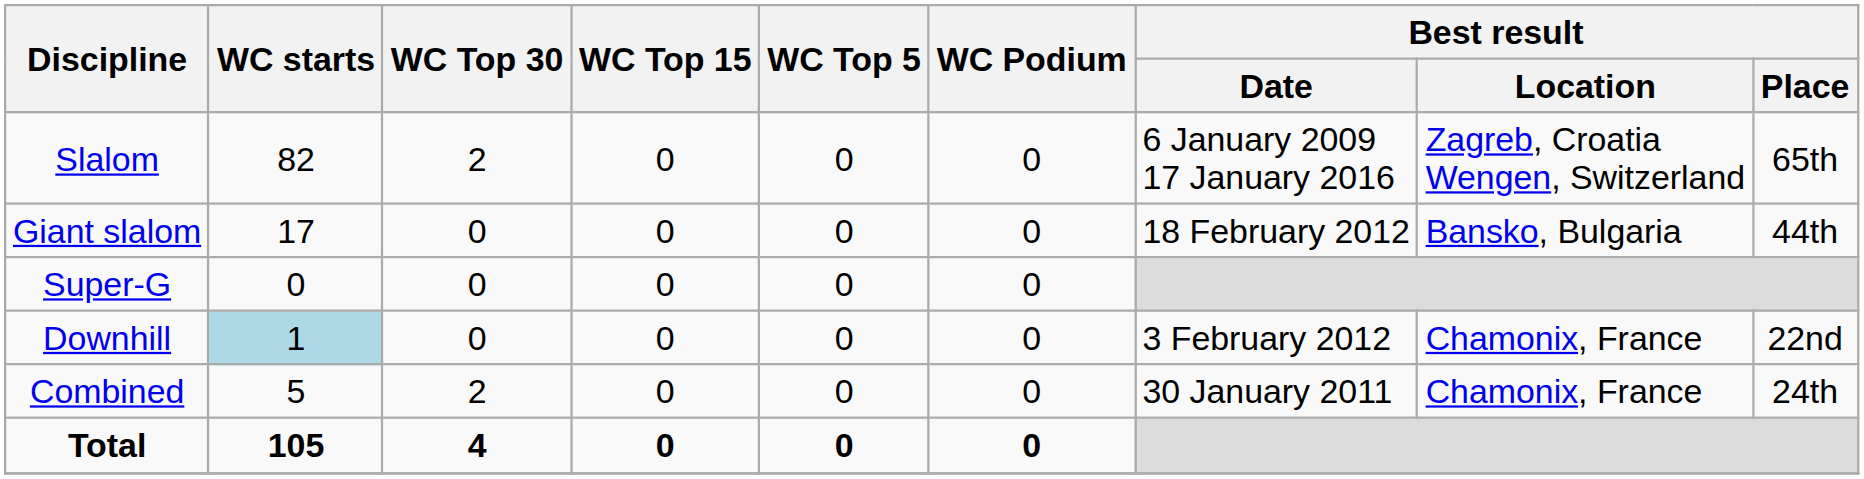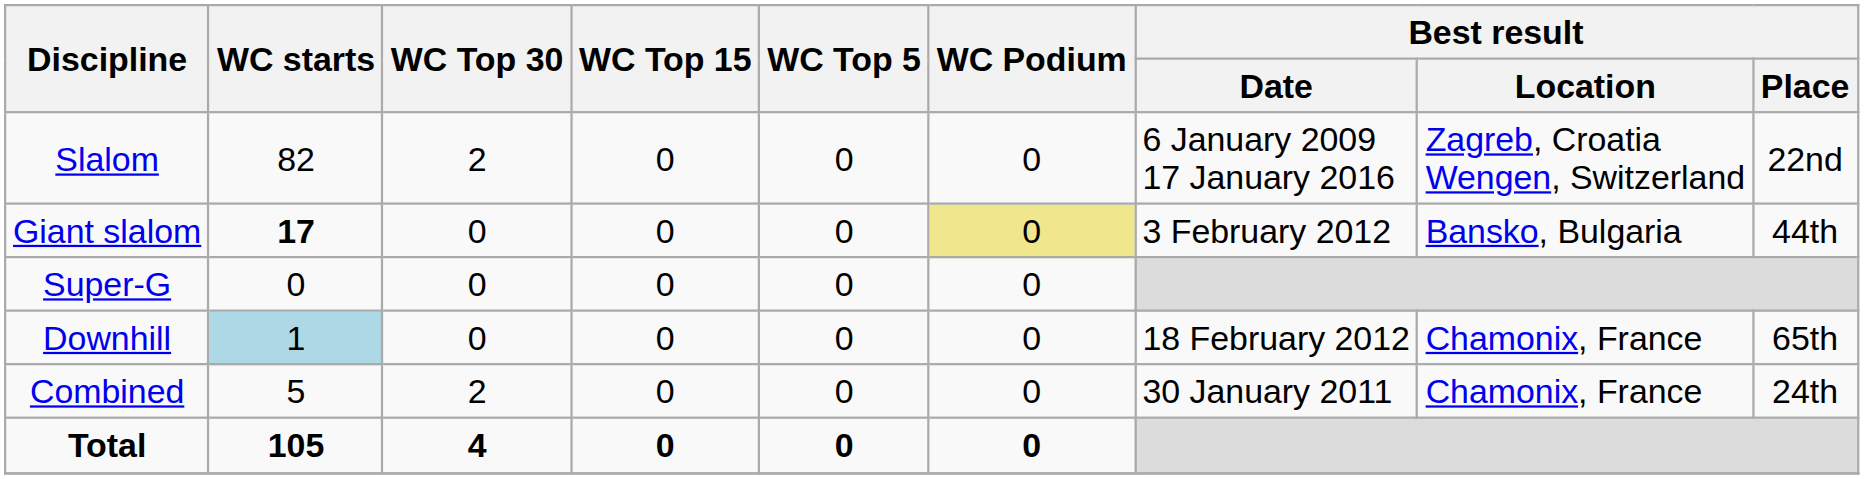(1805, 158) 65th -> (1805, 158) 22nd
(296, 231) normal -> (296, 231) bold
(1032, 231) no background -> (1032, 231) khaki background
(1276, 231) 18 February 2012 -> (1267, 231) 3 February 2012
(1267, 338) 3 February 2012 -> (1276, 338) 18 February 2012
(1805, 338) 22nd -> (1805, 338) 65th
